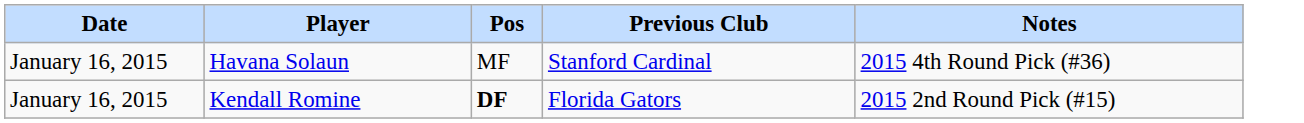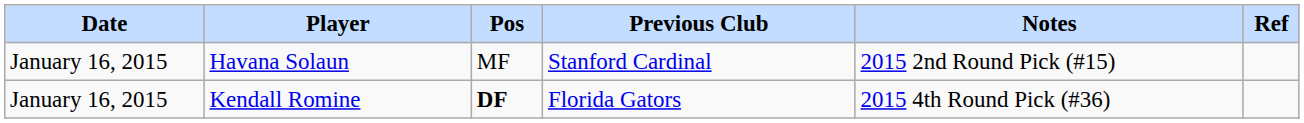+ column: (1271, 23)
(985, 61) 2015 4th Round Pick (#36) -> (988, 61) 2015 2nd Round Pick (#15)
(988, 99) 2015 2nd Round Pick (#15) -> (985, 99) 2015 4th Round Pick (#36)
